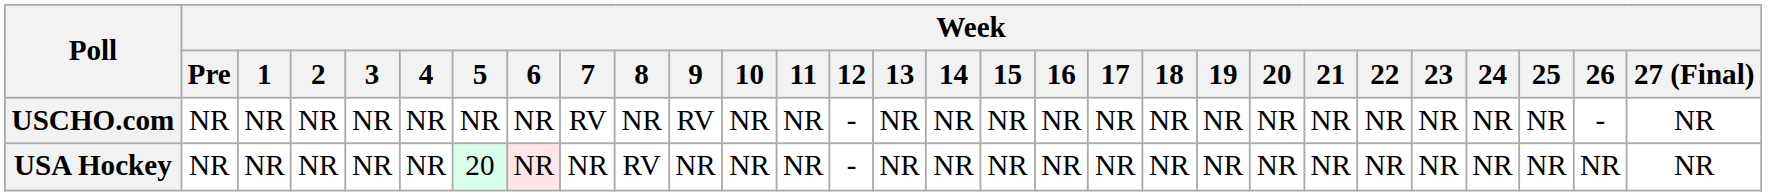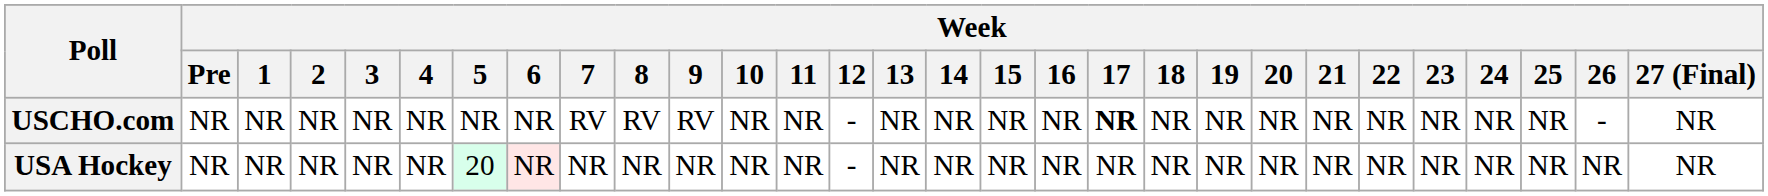(642, 119) NR -> (642, 119) RV
(1115, 119) normal -> (1116, 119) bold
(642, 166) RV -> (642, 166) NR
